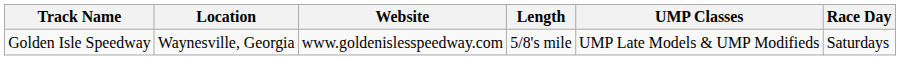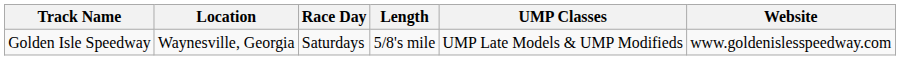columns swapped: (859, 17) <-> (402, 17)
